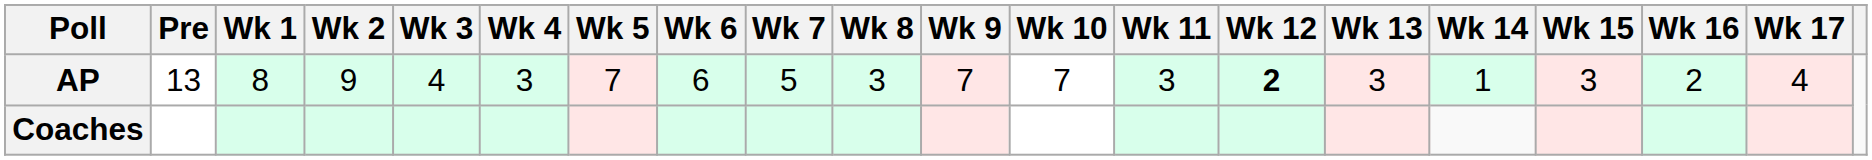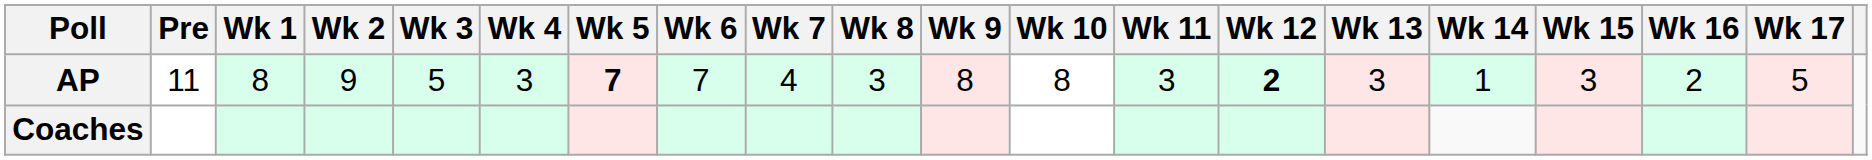(184, 79) 13 -> (184, 79) 11
(437, 79) 4 -> (437, 79) 5
(613, 79) normal -> (613, 79) bold
(701, 79) 6 -> (701, 79) 7
(789, 79) 5 -> (789, 79) 4
(965, 79) 7 -> (965, 79) 8
(1062, 79) 7 -> (1062, 79) 8
(1800, 79) 4 -> (1800, 79) 5
